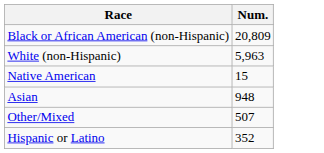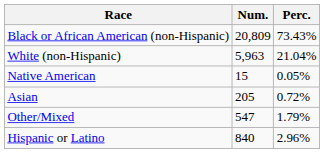+ column: (297, 14)
(245, 96) 948 -> (245, 96) 205
(245, 117) 507 -> (245, 117) 547
(245, 138) 352 -> (245, 138) 840
